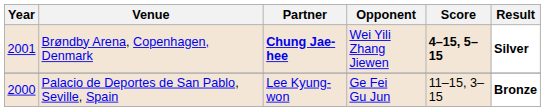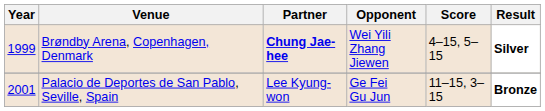(21, 49) 2001 -> (21, 49) 1999
(453, 49) bold -> (453, 49) normal
(21, 90) 2000 -> (21, 90) 2001
